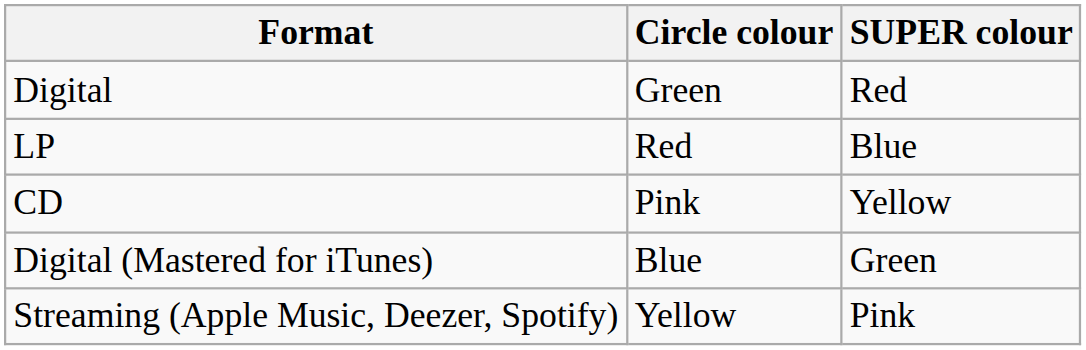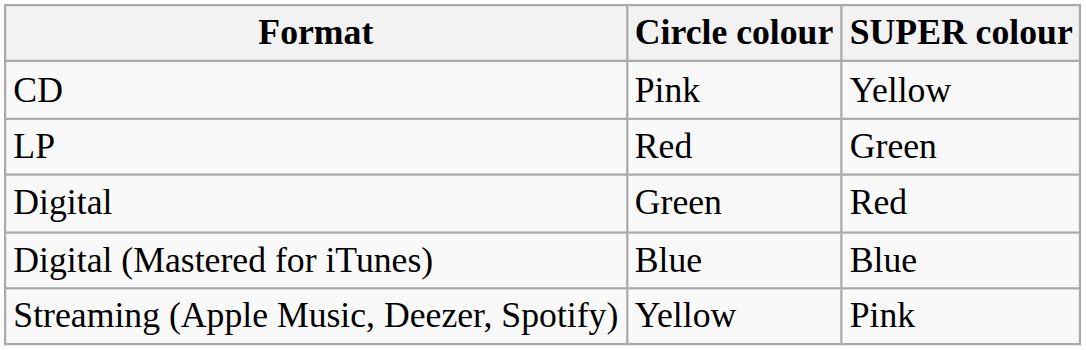rows swapped: (38, 202) <-> (63, 89)
(883, 145) Blue -> (893, 145) Green
(893, 259) Green -> (883, 259) Blue
